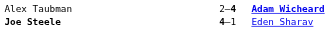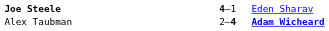rows swapped: (38, 9) <-> (33, 22)
